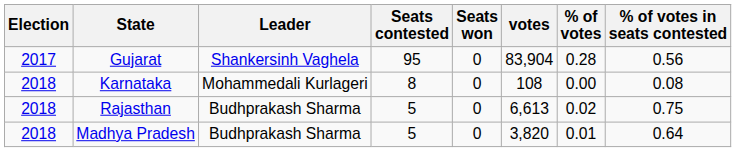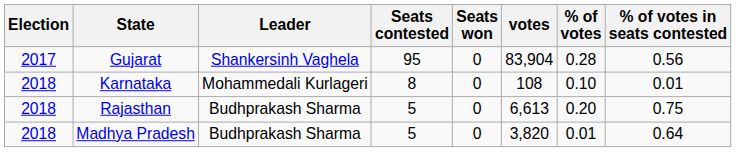(581, 84) 0.00 -> (581, 84) 0.10
(668, 84) 0.08 -> (668, 84) 0.01
(581, 109) 0.02 -> (581, 109) 0.20
